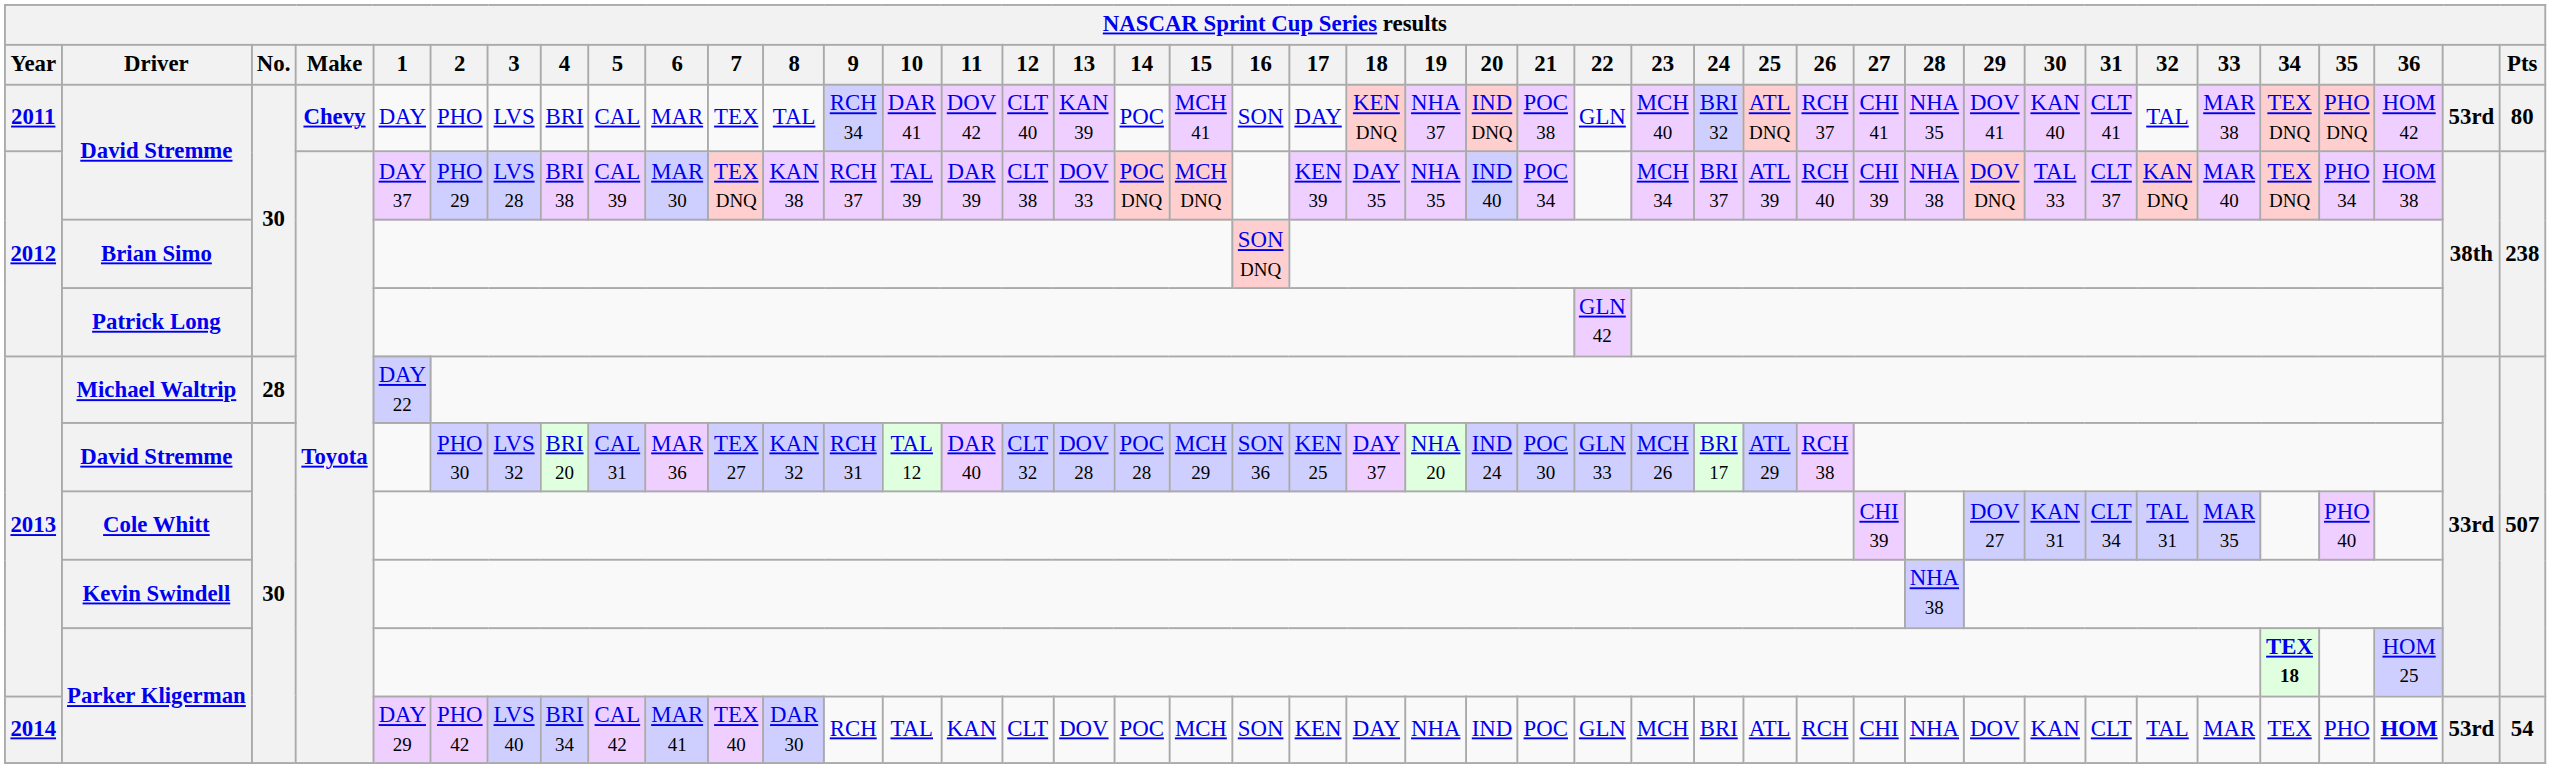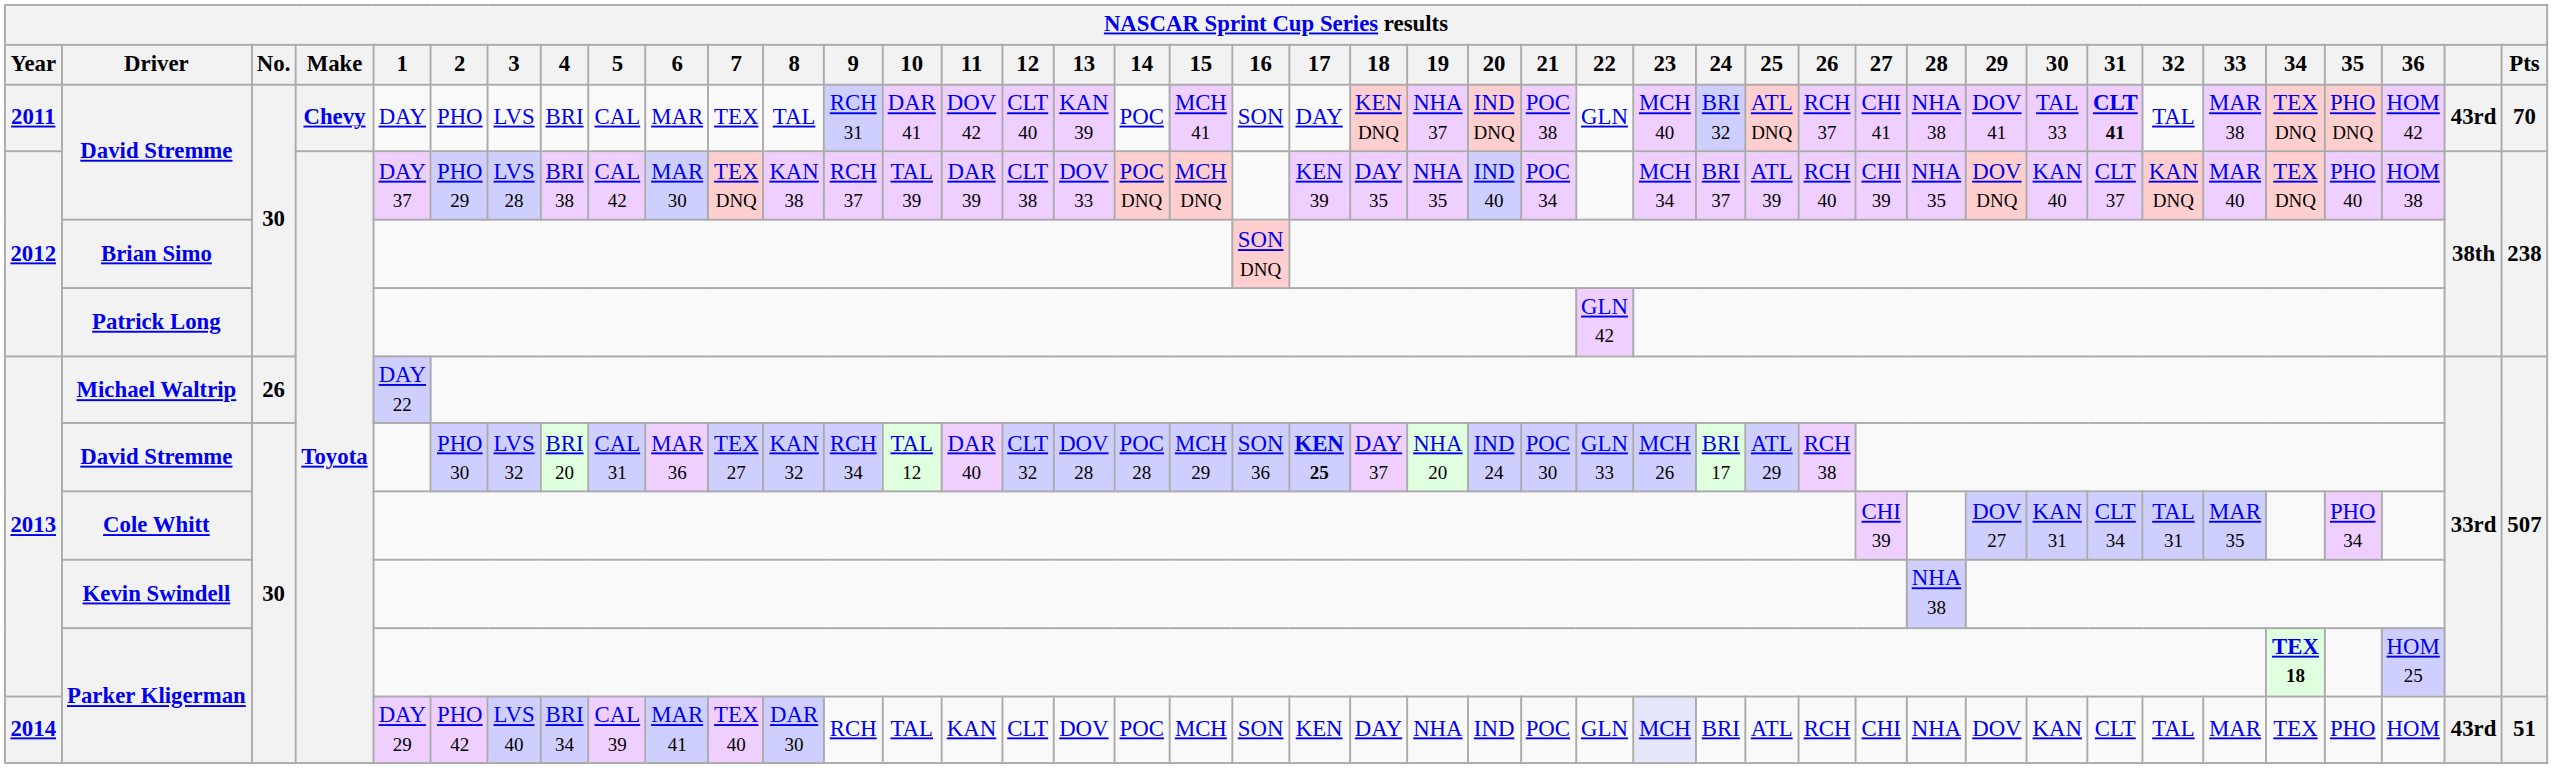(853, 116) RCH 34 -> (853, 116) RCH 31
(1934, 116) NHA 35 -> (1936, 116) NHA 38
(2055, 116) KAN 40 -> (2057, 116) TAL 33
(2111, 116) normal -> (2115, 117) bold
(2471, 117) 53rd -> (2474, 117) 43rd
(2522, 117) 80 -> (2524, 117) 70
(617, 184) CAL 39 -> (617, 184) CAL 42
(1934, 184) NHA 38 -> (1936, 184) NHA 35
(2055, 184) TAL 33 -> (2057, 184) KAN 40
(2347, 184) PHO 34 -> (2353, 184) PHO 40
(274, 389) 28 -> (274, 389) 26
(853, 456) RCH 31 -> (853, 456) RCH 34
(1318, 456) normal -> (1319, 457) bold
(2347, 524) PHO 40 -> (2353, 524) PHO 34
(617, 728) CAL 42 -> (617, 728) CAL 39
(1663, 729) no background -> (1665, 729) lavender background
(2409, 729) bold -> (2413, 729) normal
(2471, 729) 53rd -> (2474, 729) 43rd
(2522, 729) 54 -> (2524, 729) 51
